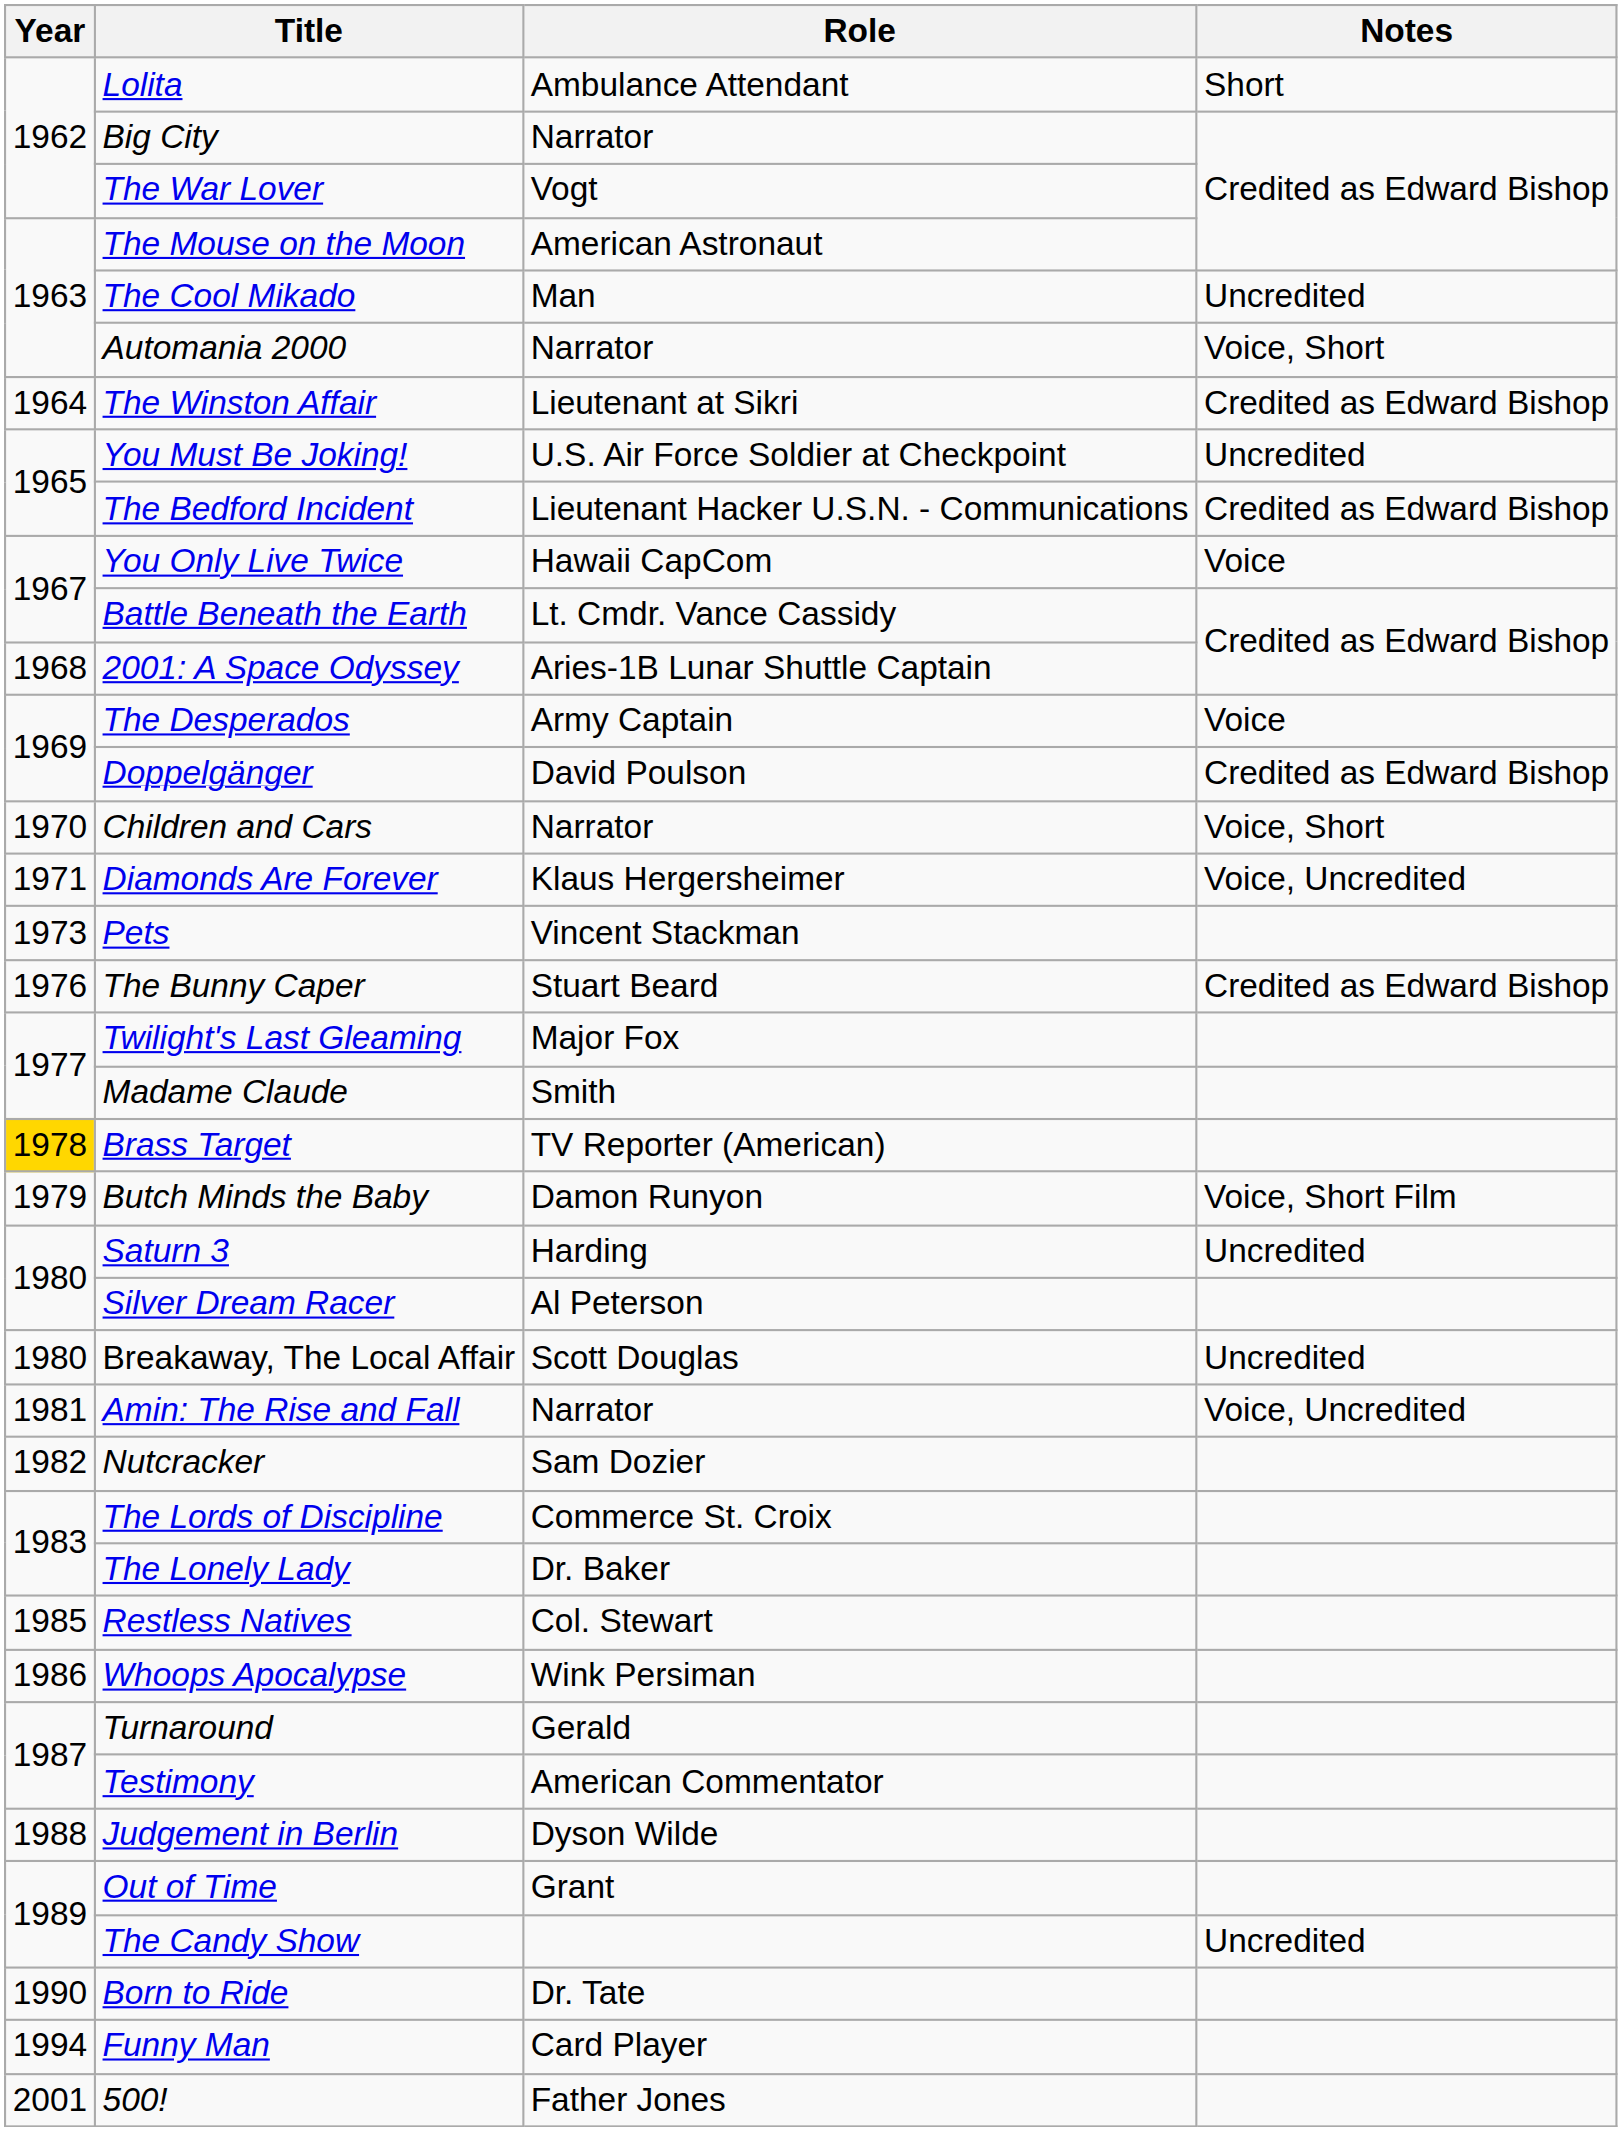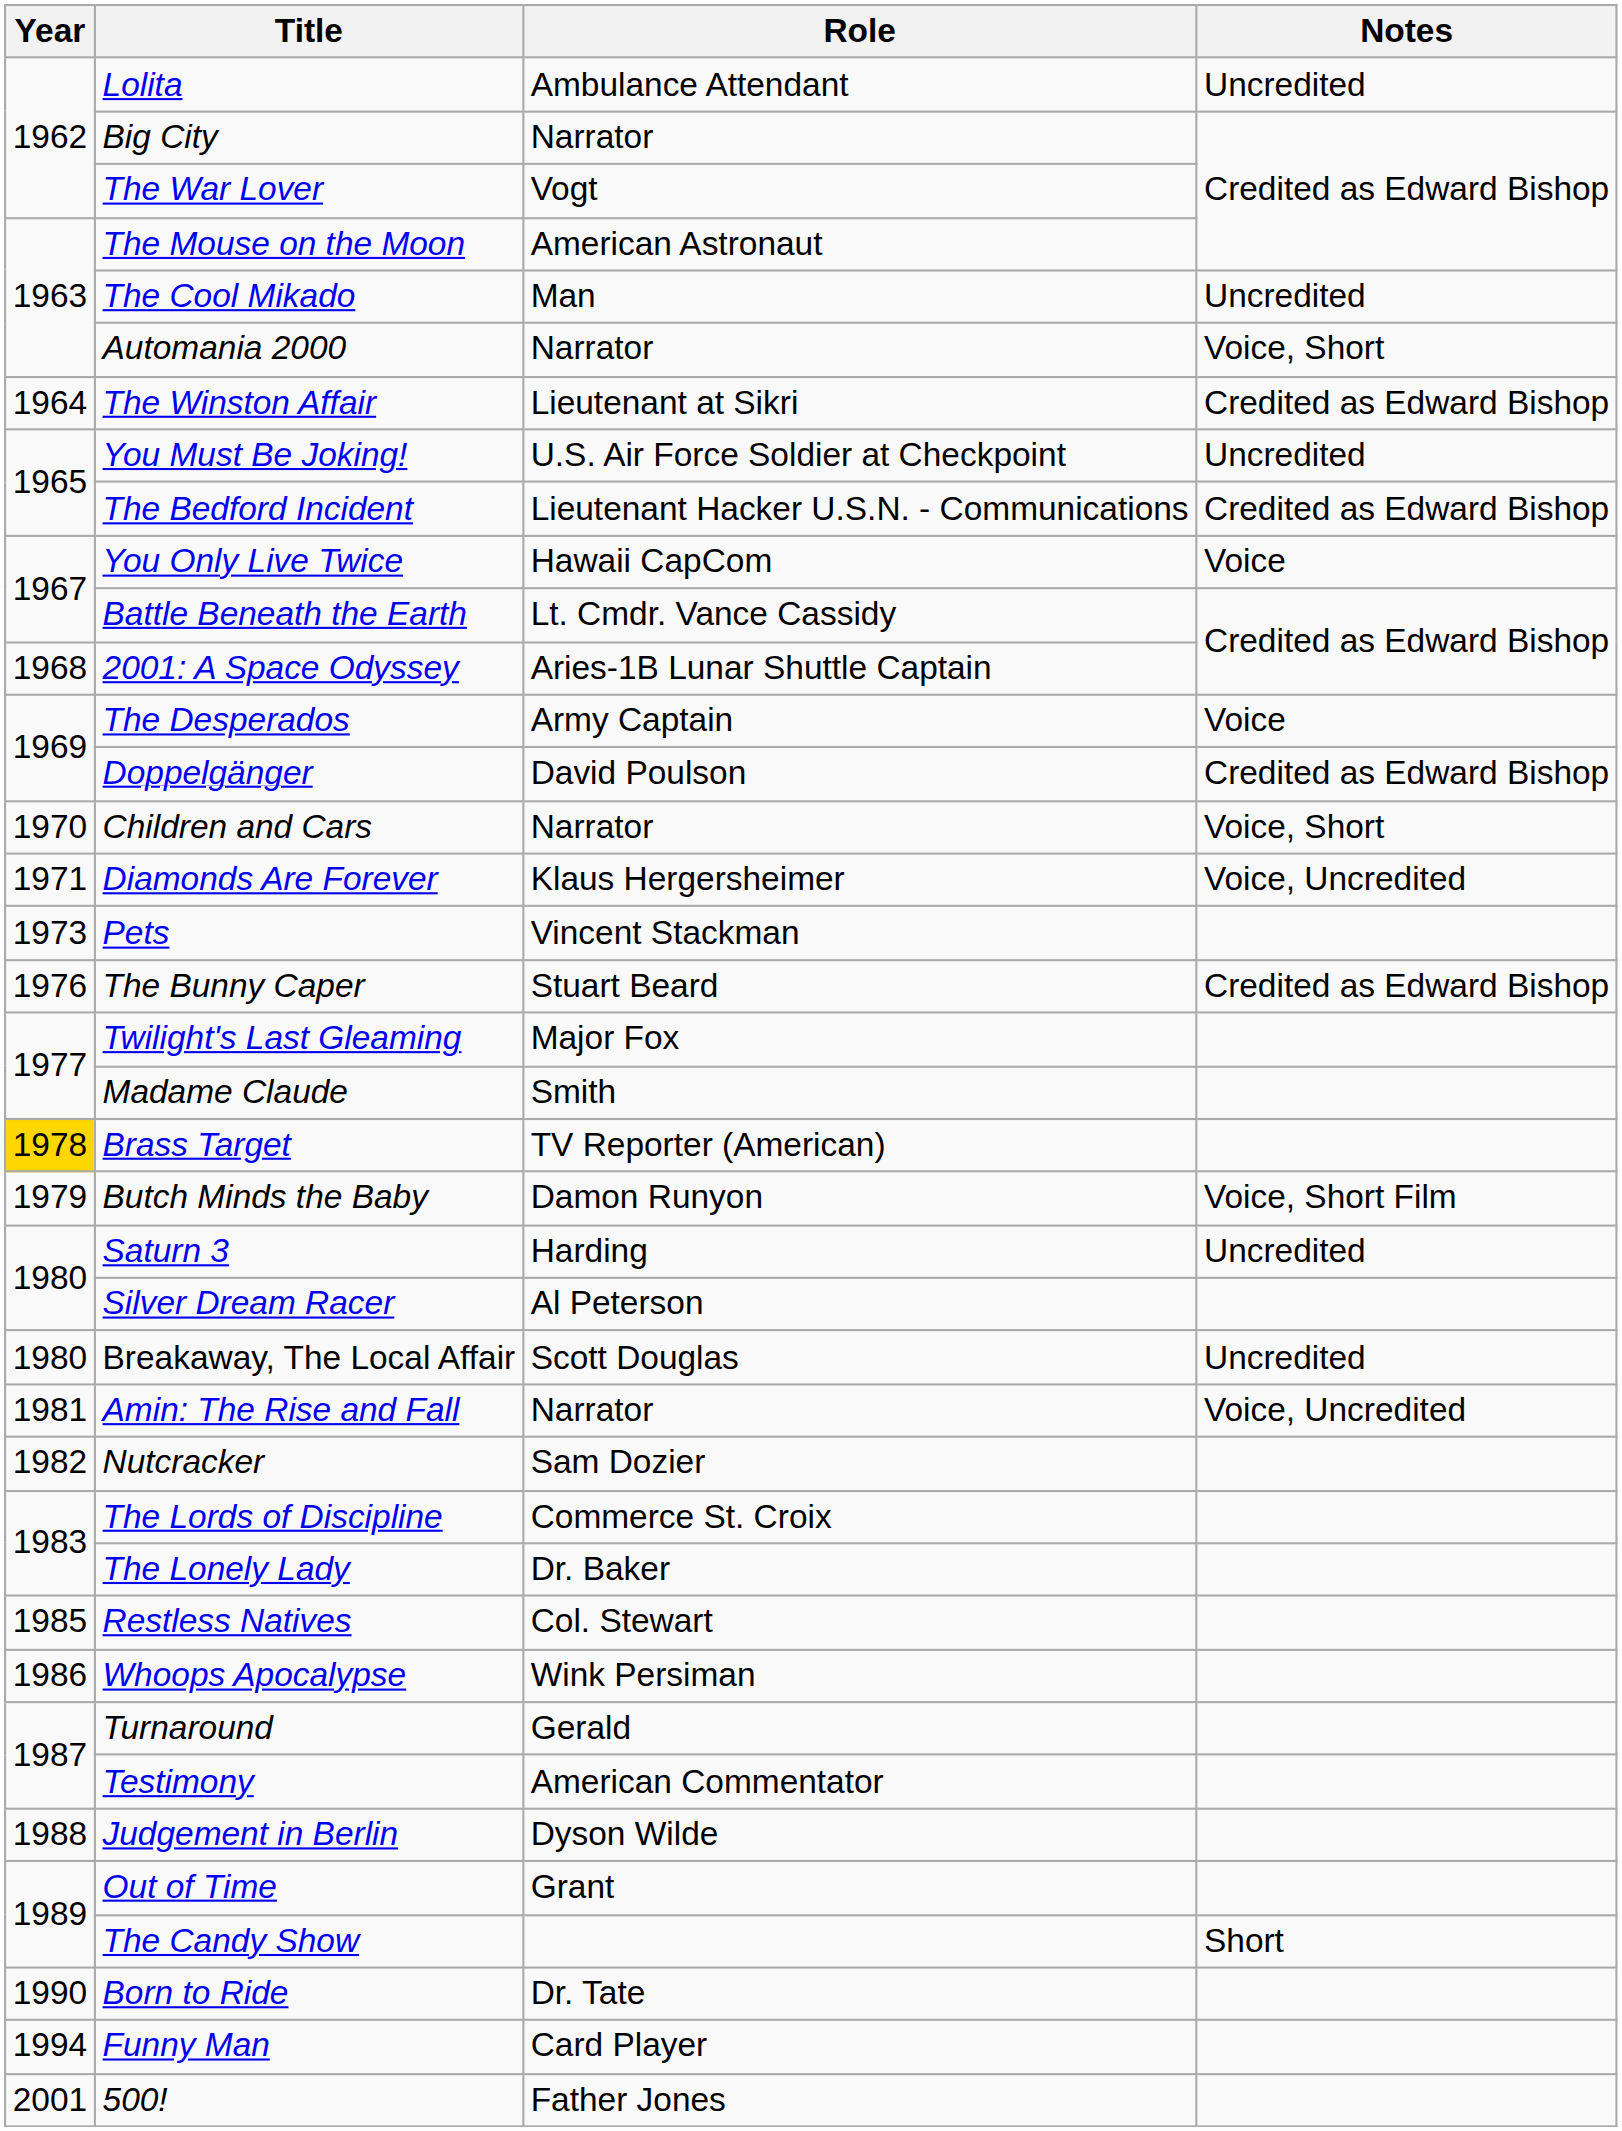(1244, 84) Short -> (1285, 84) Uncredited
(1285, 1940) Uncredited -> (1244, 1940) Short
